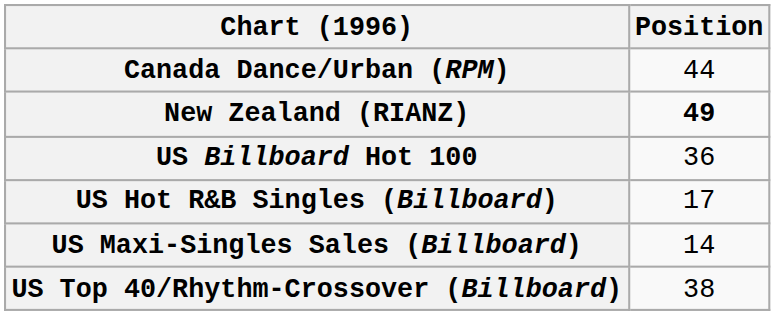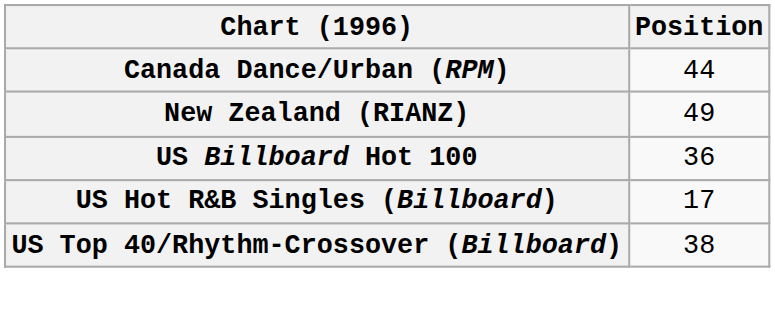(699, 114) bold -> (699, 114) normal
- row: (317, 245)
